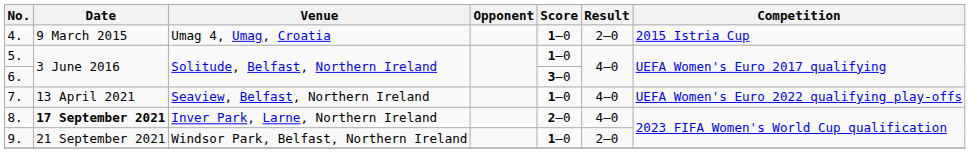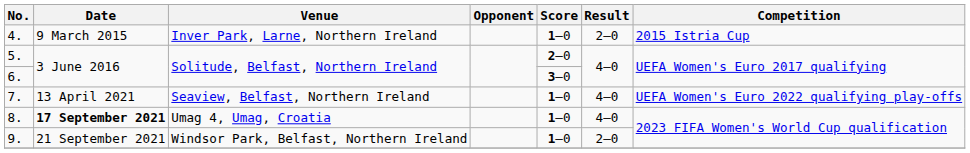(251, 35) Umag 4, Umag, Croatia -> (304, 35) Inver Park, Larne, Northern Ireland
(559, 56) 1–0 -> (559, 56) 2–0
(304, 118) Inver Park, Larne, Northern Ireland -> (251, 118) Umag 4, Umag, Croatia
(559, 118) 2–0 -> (559, 118) 1–0
